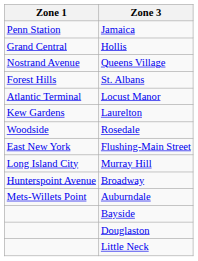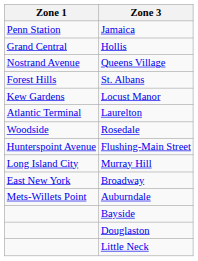(44, 96) Atlantic Terminal -> (36, 96) Kew Gardens
(36, 113) Kew Gardens -> (44, 113) Atlantic Terminal
(39, 146) East New York -> (51, 146) Hunterspoint Avenue
(51, 180) Hunterspoint Avenue -> (39, 180) East New York
